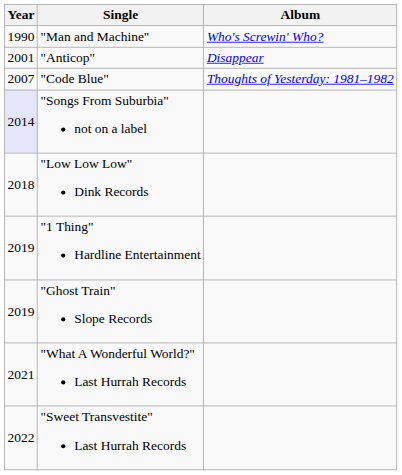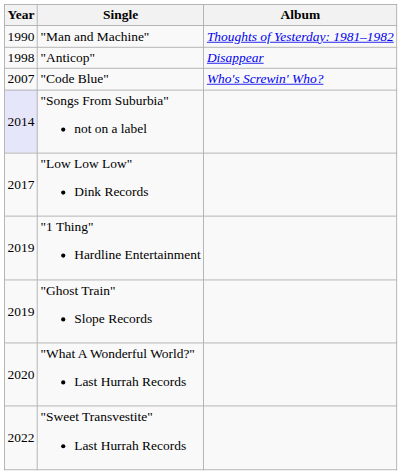(265, 36) Who's Screwin' Who? -> (300, 36) Thoughts of Yesterday: 1981–1982
(21, 57) 2001 -> (21, 57) 1998
(300, 79) Thoughts of Yesterday: 1981–1982 -> (265, 79) Who's Screwin' Who?
(21, 184) 2018 -> (21, 184) 2017
(21, 374) 2021 -> (21, 374) 2020
